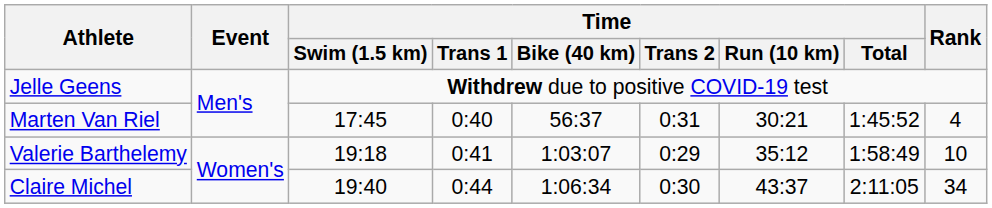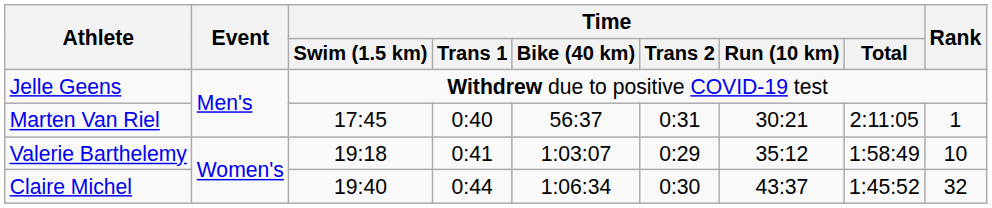(884, 120) 1:45:52 -> (884, 120) 2:11:05
(955, 120) 4 -> (955, 120) 1
(884, 187) 2:11:05 -> (884, 187) 1:45:52
(955, 187) 34 -> (955, 187) 32
